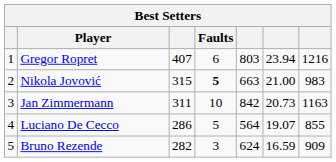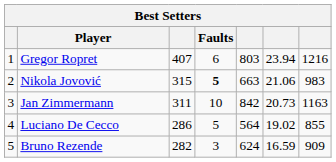(281, 81) 21.00 -> (281, 81) 21.06
(281, 125) 19.07 -> (281, 125) 19.02
